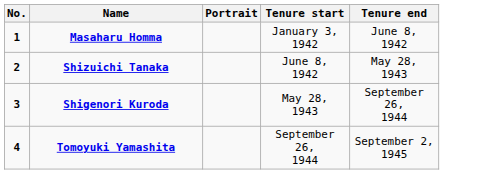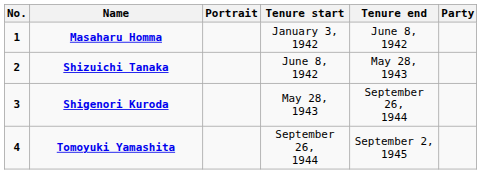+ column: (458, 13)
